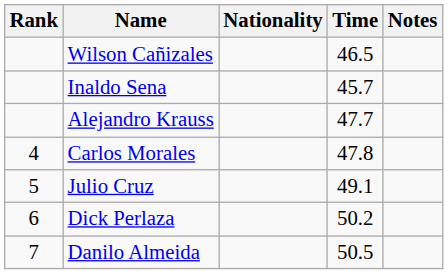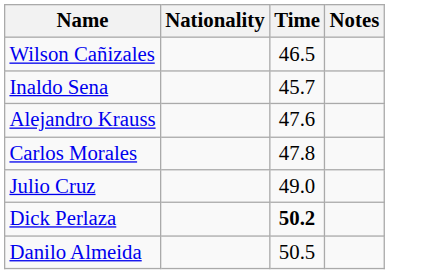- column: (34, 20)
(355, 119) 47.7 -> (297, 119) 47.6
(355, 185) 49.1 -> (297, 185) 49.0
(355, 218) normal -> (297, 218) bold
